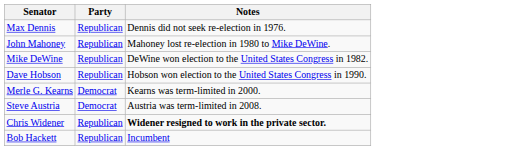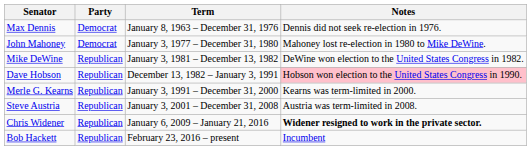+ column: (203, 12)
(100, 28) Republican -> (97, 28) Democrat
(100, 43) Republican -> (97, 43) Democrat
(247, 75) no background -> (402, 75) pink background
(97, 91) Democrat -> (100, 91) Republican
(97, 106) Democrat -> (100, 106) Republican
